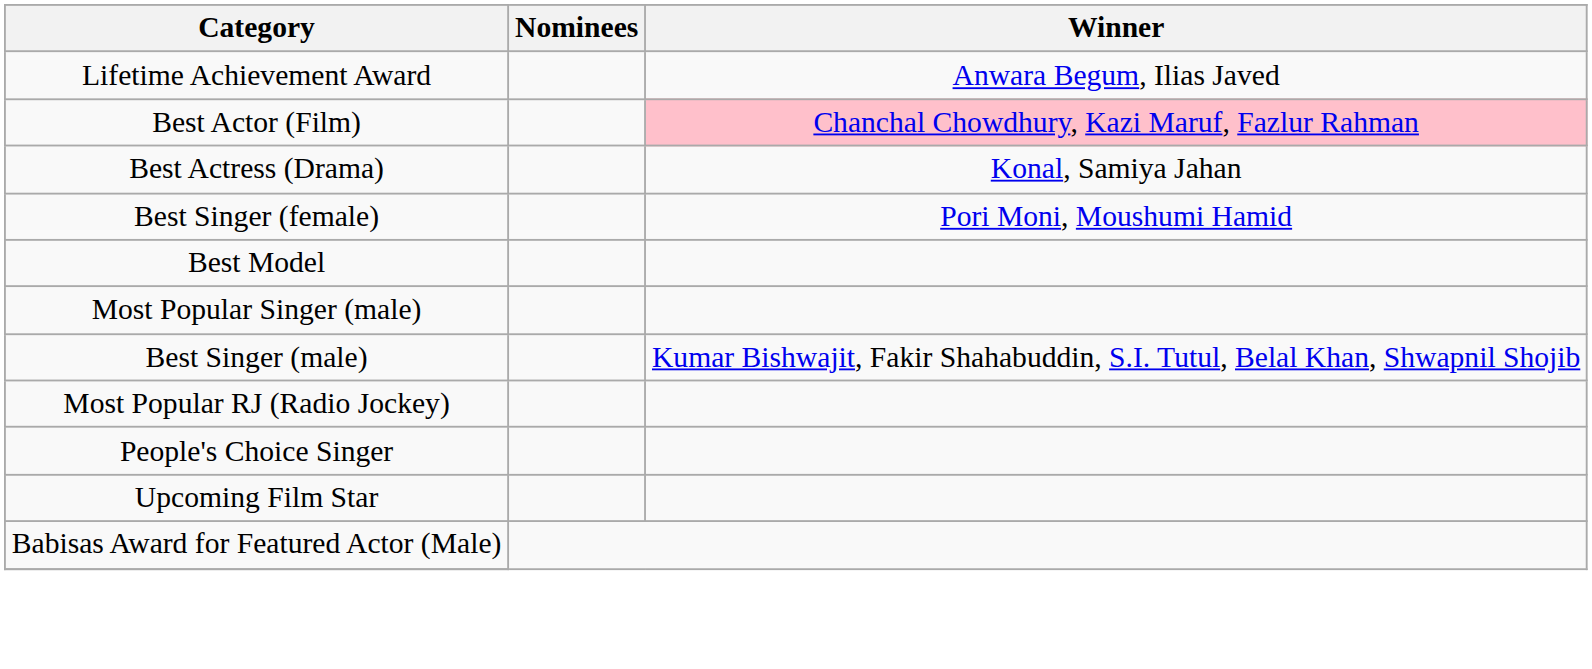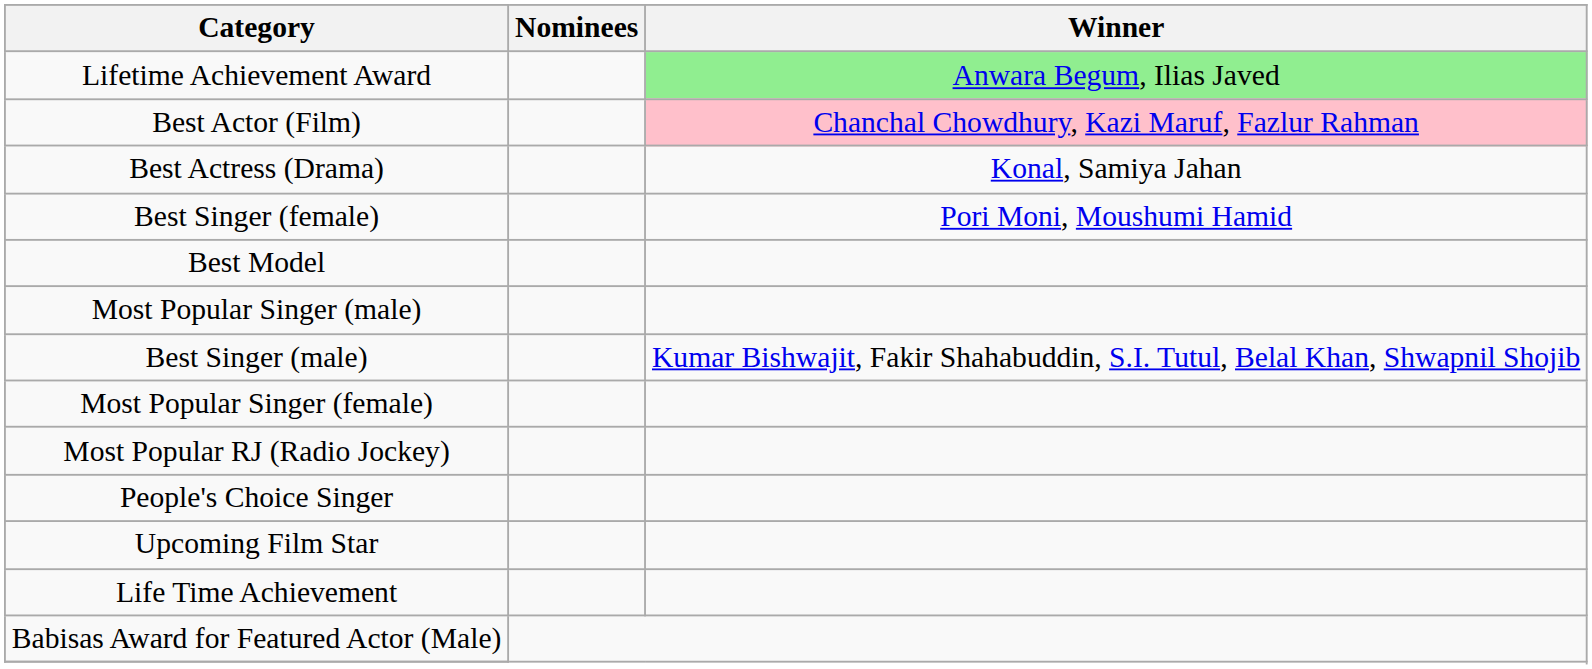(1116, 74) no background -> (1116, 74) lightgreen background
+ row: (257, 403)
+ row: (257, 591)
